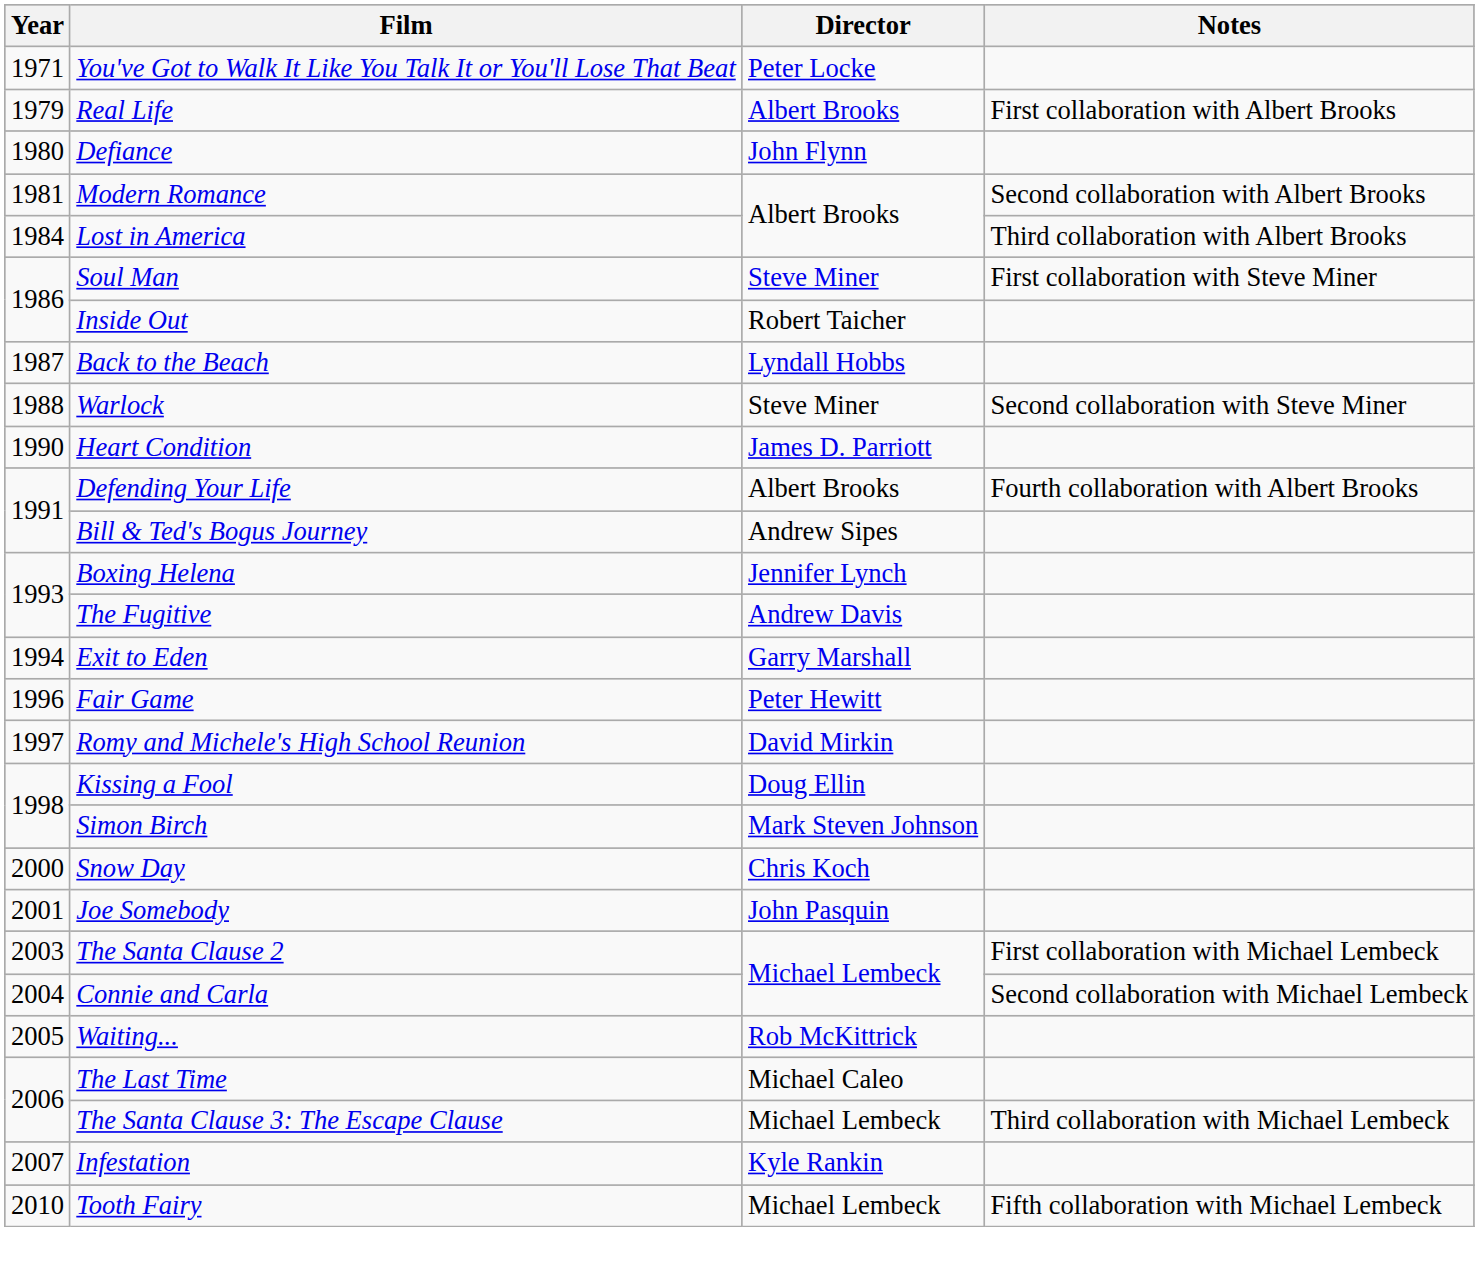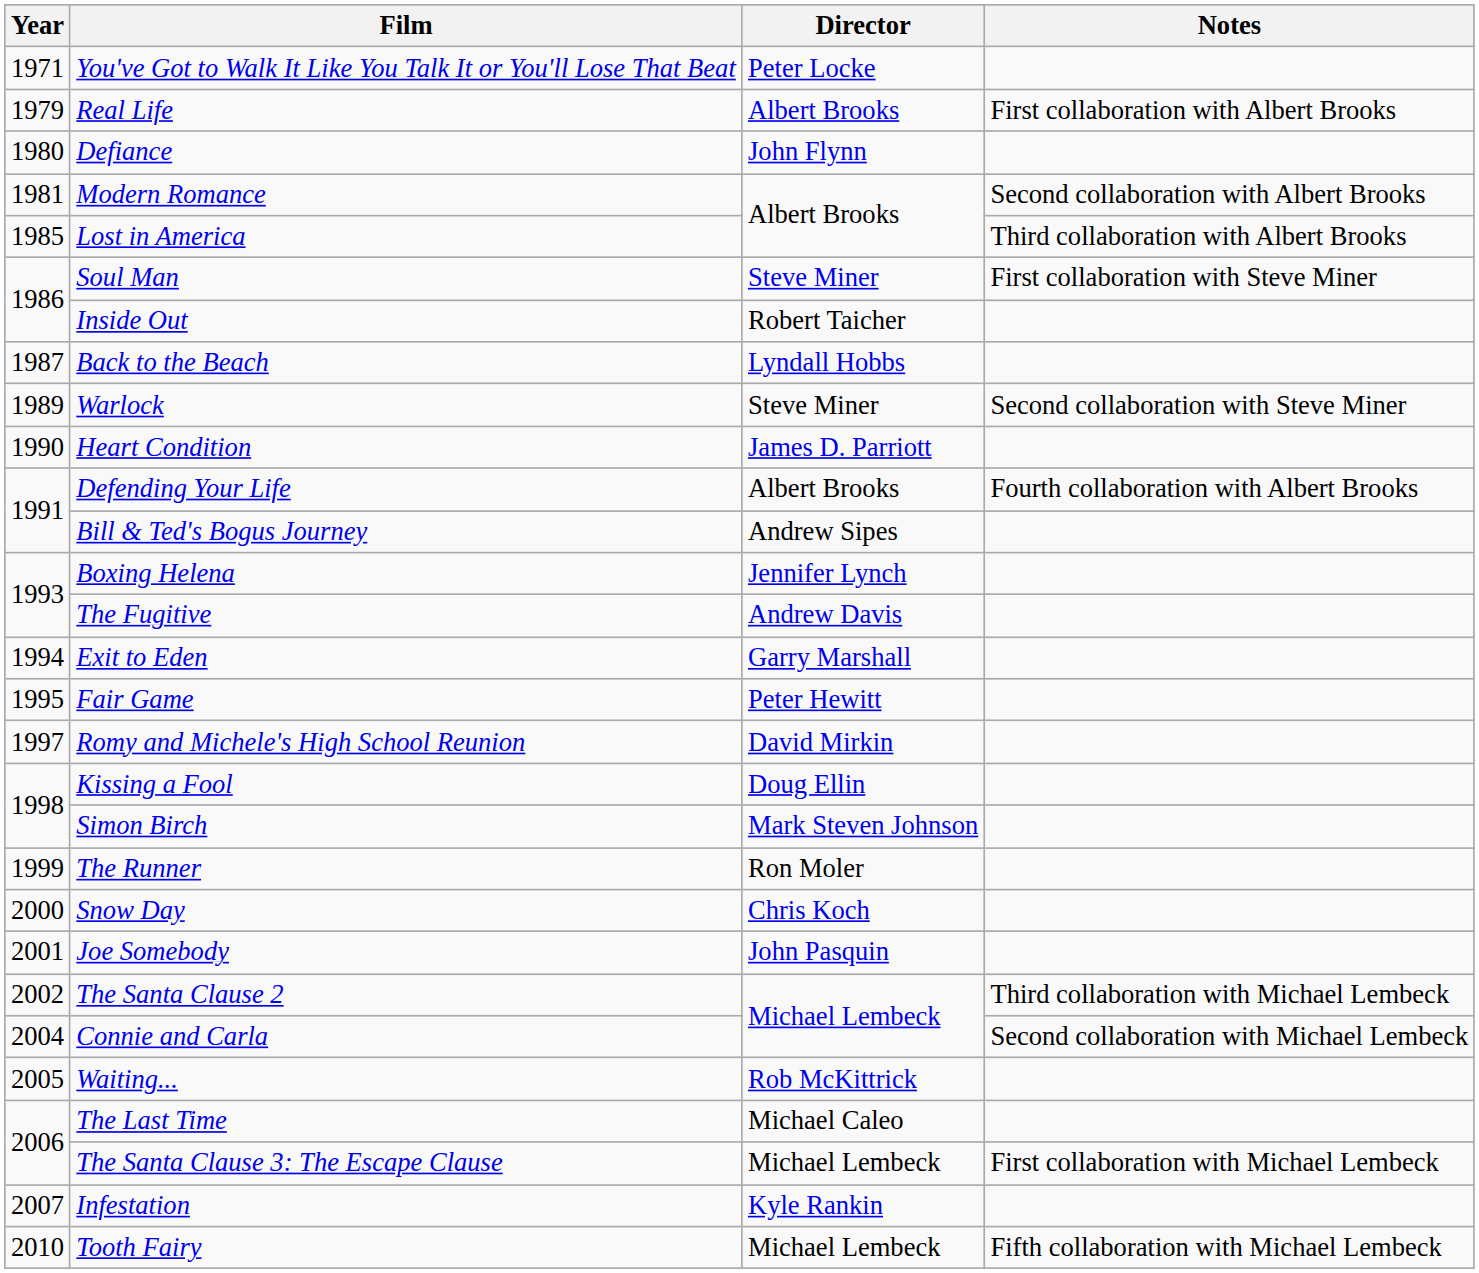(38, 236) 1984 -> (38, 236) 1985
(38, 404) 1988 -> (38, 404) 1989
(38, 699) 1996 -> (38, 699) 1995
+ row: (139, 868)
(38, 952) 2003 -> (38, 994) 2002
(1215, 952) First collaboration with Michael Lembeck -> (1220, 994) Third collaboration with Michael Lembeck
(1220, 1120) Third collaboration with Michael Lembeck -> (1215, 1162) First collaboration with Michael Lembeck
